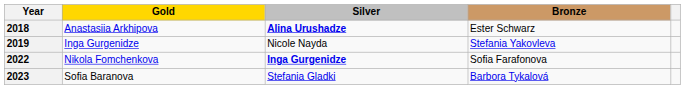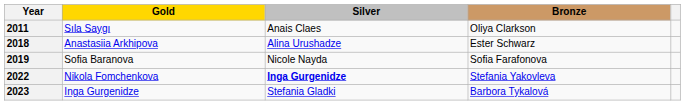+ row: (18, 28)
(307, 28) bold -> (304, 44) normal
(102, 44) Inga Gurgenidze -> (99, 60) Sofia Baranova
(513, 44) Stefania Yakovleva -> (508, 60) Sofia Farafonova
(508, 60) Sofia Farafonova -> (513, 76) Stefania Yakovleva
(99, 76) Sofia Baranova -> (102, 92) Inga Gurgenidze
